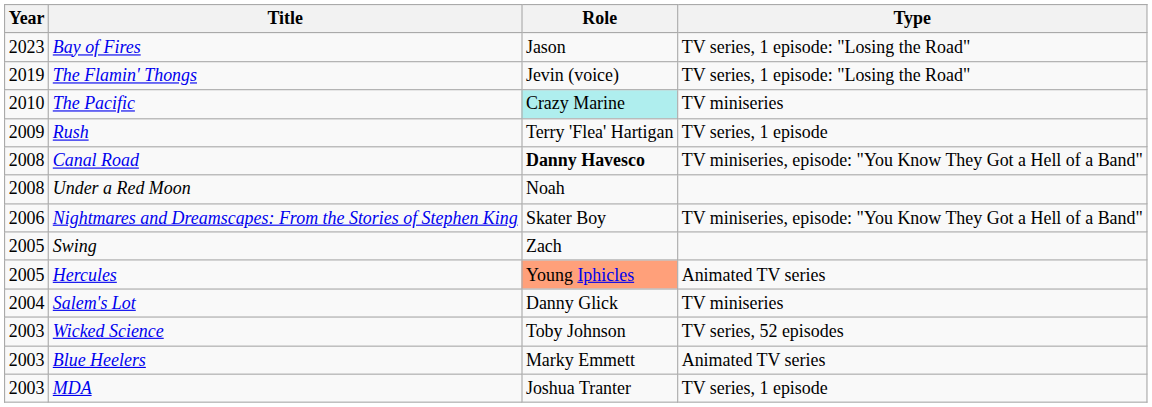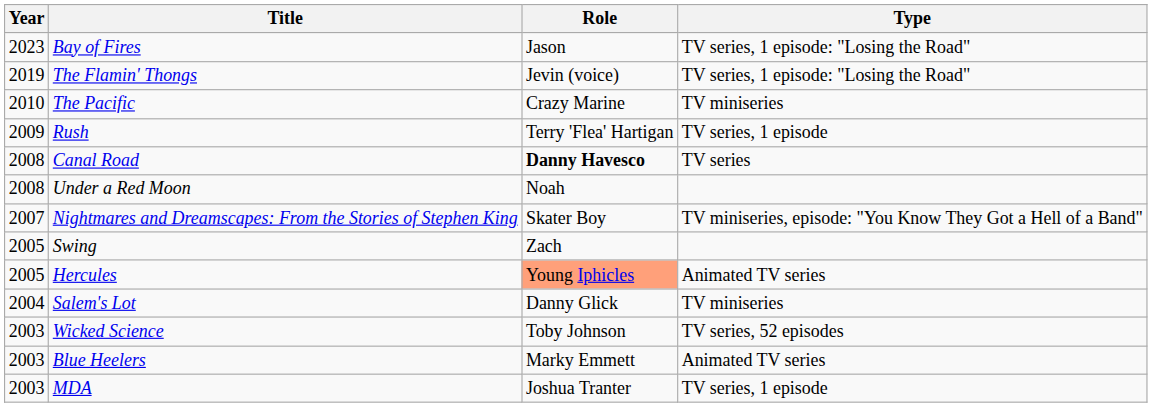(575, 103) paleturquoise background -> (575, 103) no background
(912, 160) TV miniseries, episode: "You Know They Got a Hell of a Band" -> (716, 160) TV series
(27, 217) 2006 -> (27, 217) 2007
